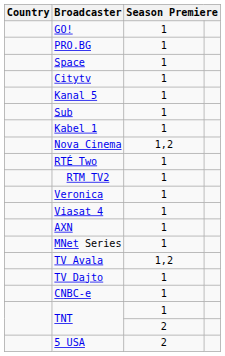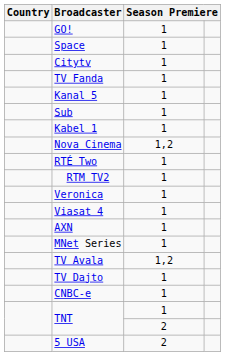- row: (73, 46)
+ row: (79, 79)
